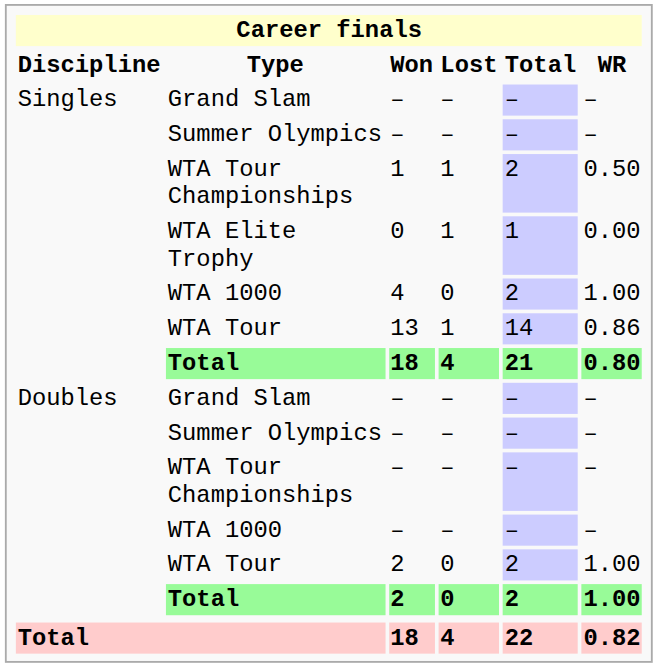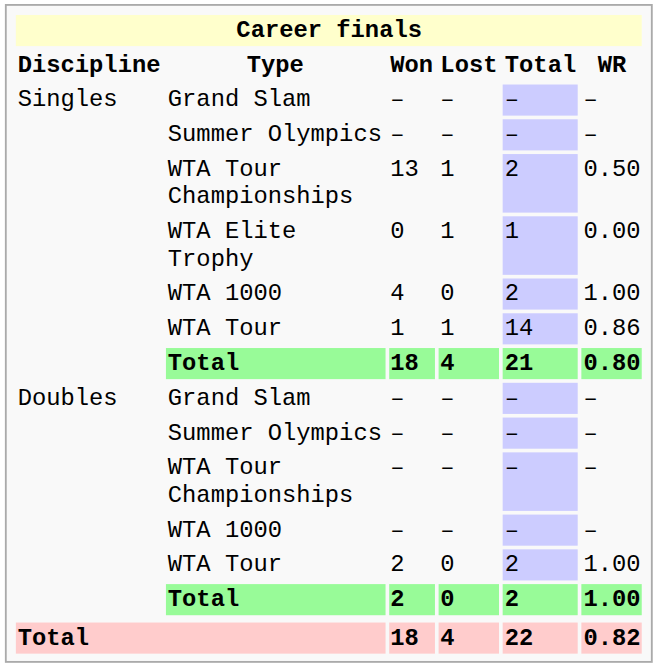(397, 169) 1 -> (404, 169) 13
(404, 328) 13 -> (397, 328) 1
